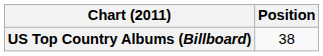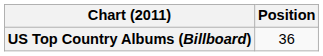(287, 39) 38 -> (287, 39) 36
